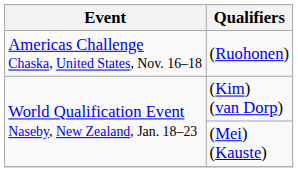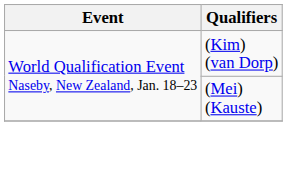- row: (249, 53)
